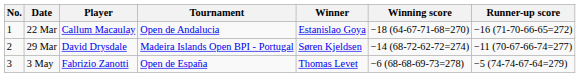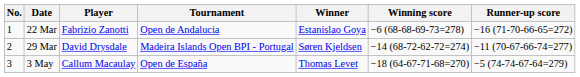(99, 30) Callum Macaulay -> (95, 30) Fabrizio Zanotti
(420, 30) −18 (64-67-71-68=270) -> (417, 30) −6 (68-68-69-73=278)
(95, 64) Fabrizio Zanotti -> (99, 64) Callum Macaulay
(417, 64) −6 (68-68-69-73=278) -> (420, 64) −18 (64-67-71-68=270)
